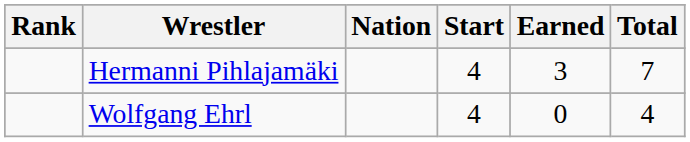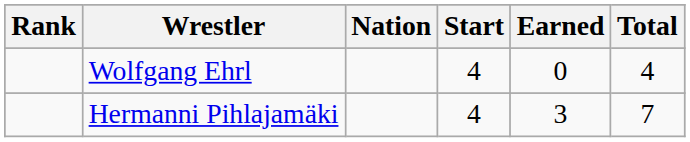rows swapped: (170, 114) <-> (214, 70)
